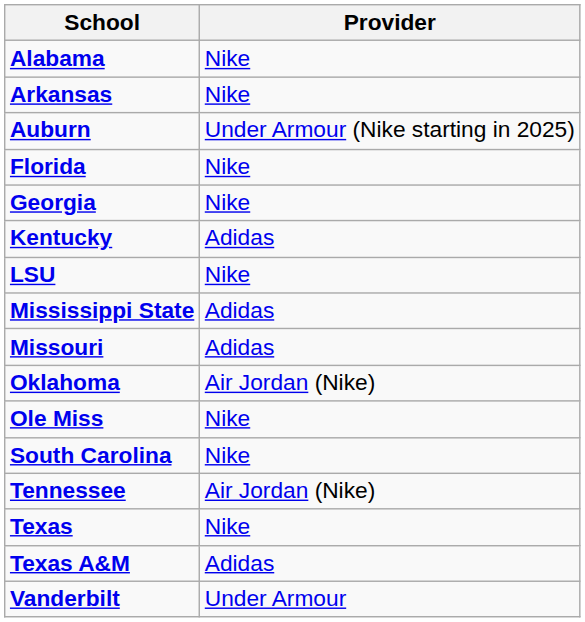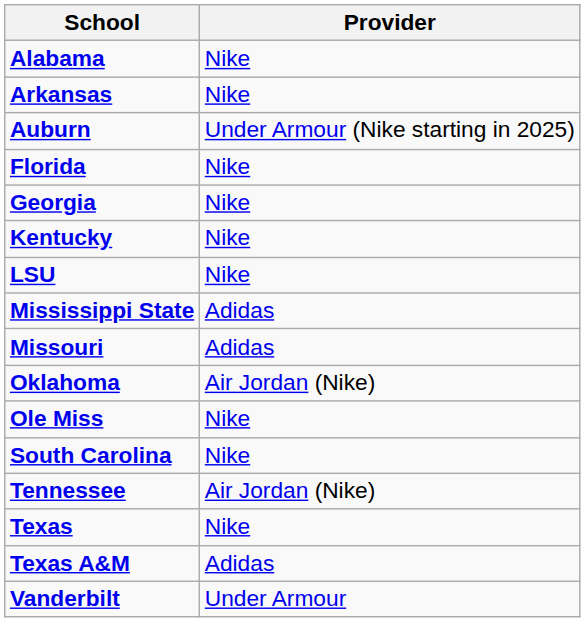(240, 238) Adidas -> (228, 238) Nike
